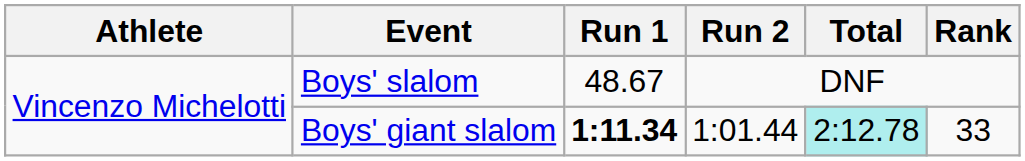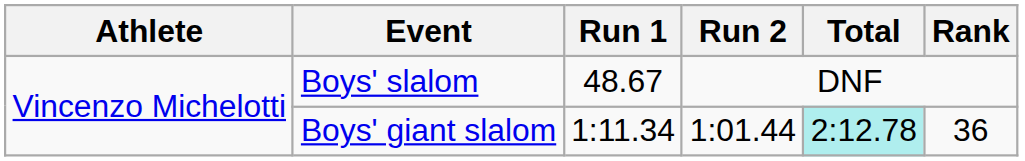(624, 131) bold -> (623, 131) normal
(973, 131) 33 -> (971, 131) 36
